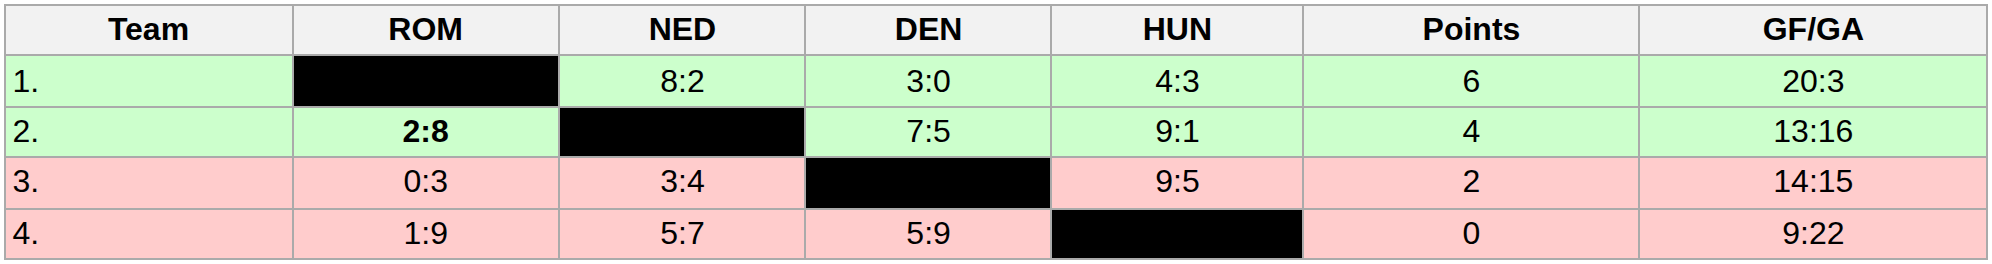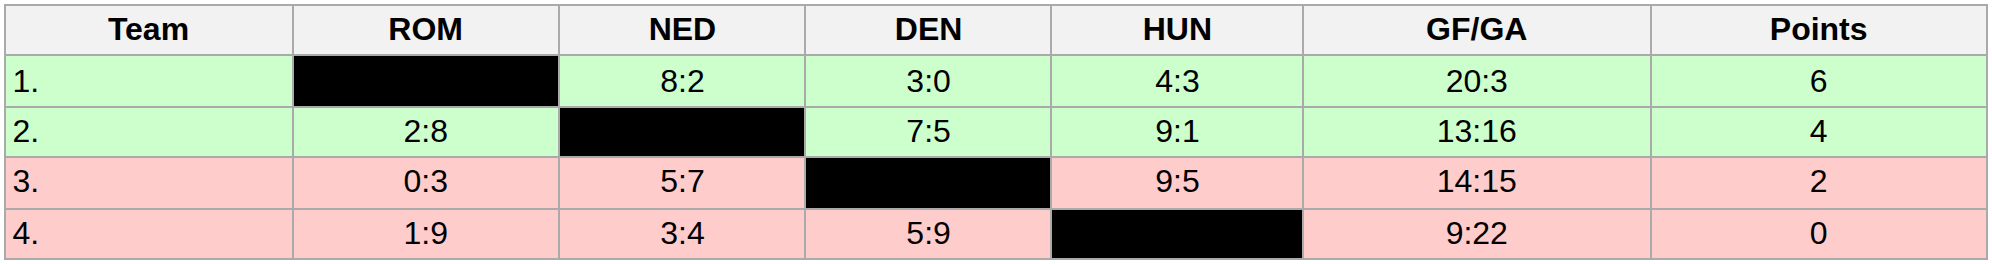columns swapped: (1813, 29) <-> (1471, 29)
(426, 131) bold -> (426, 131) normal
(682, 182) 3:4 -> (682, 182) 5:7
(682, 232) 5:7 -> (682, 232) 3:4
